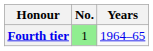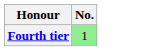- column: (123, 14)
